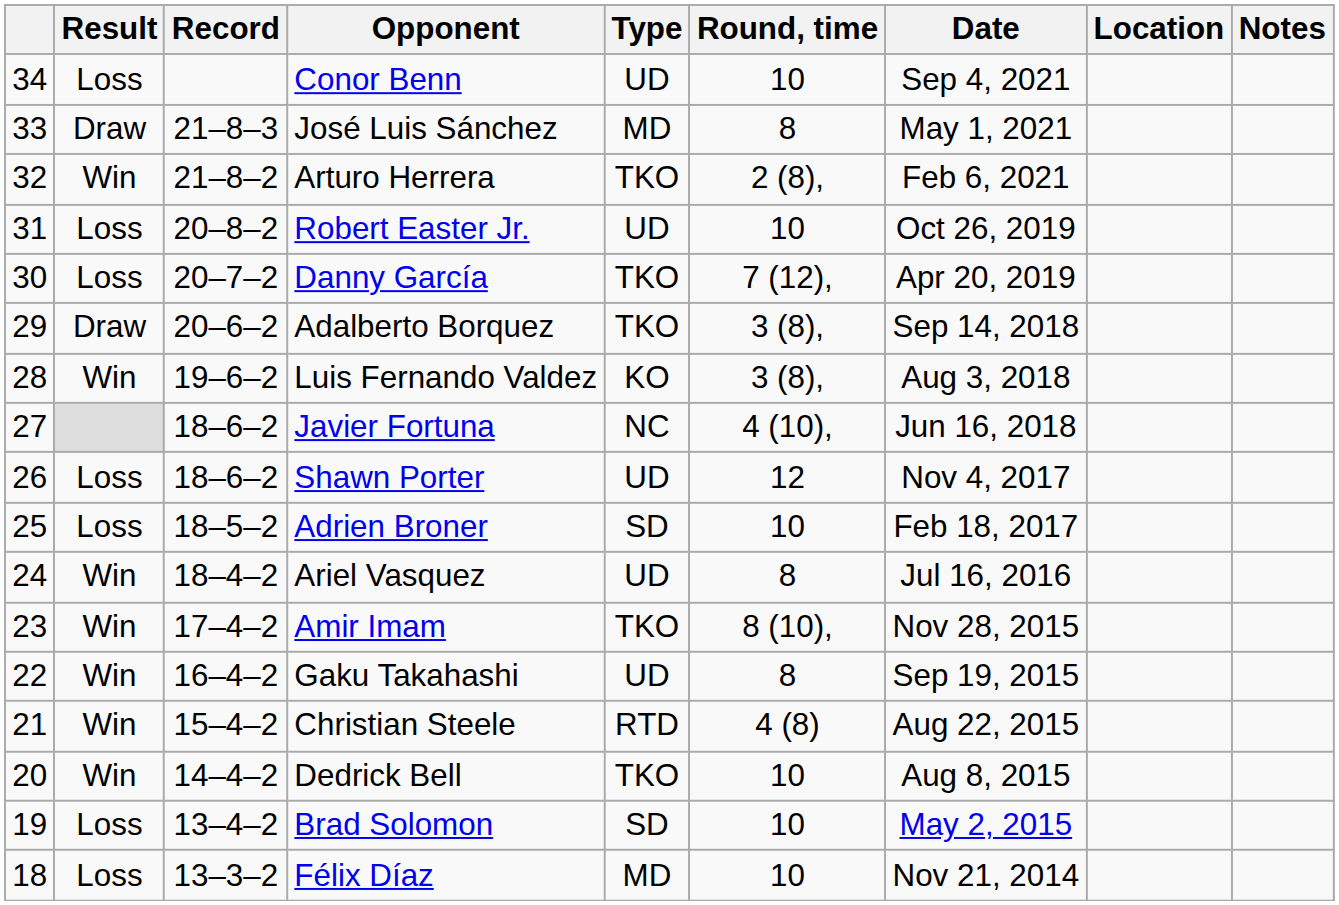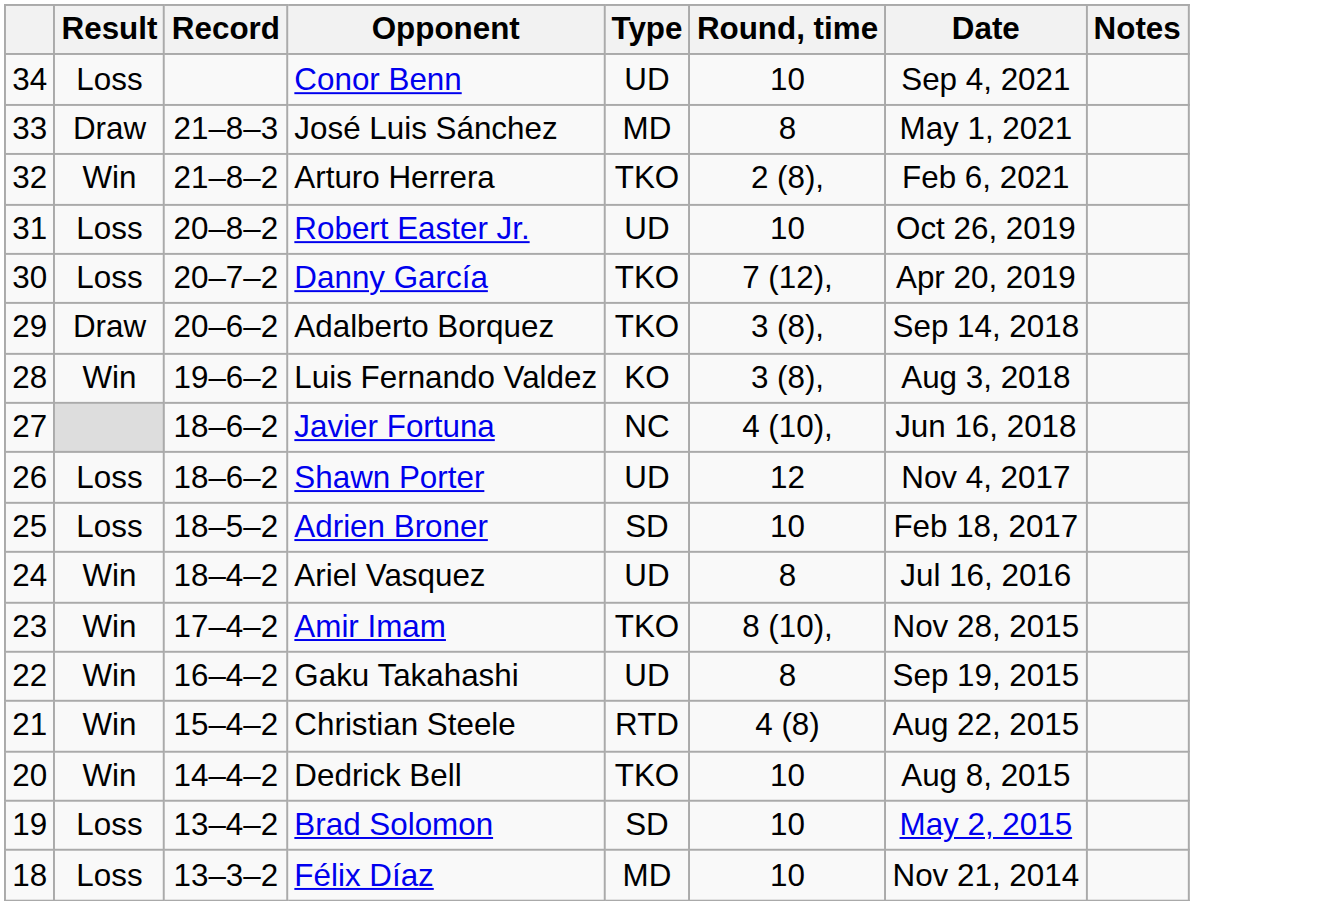- column: (1159, 29)
